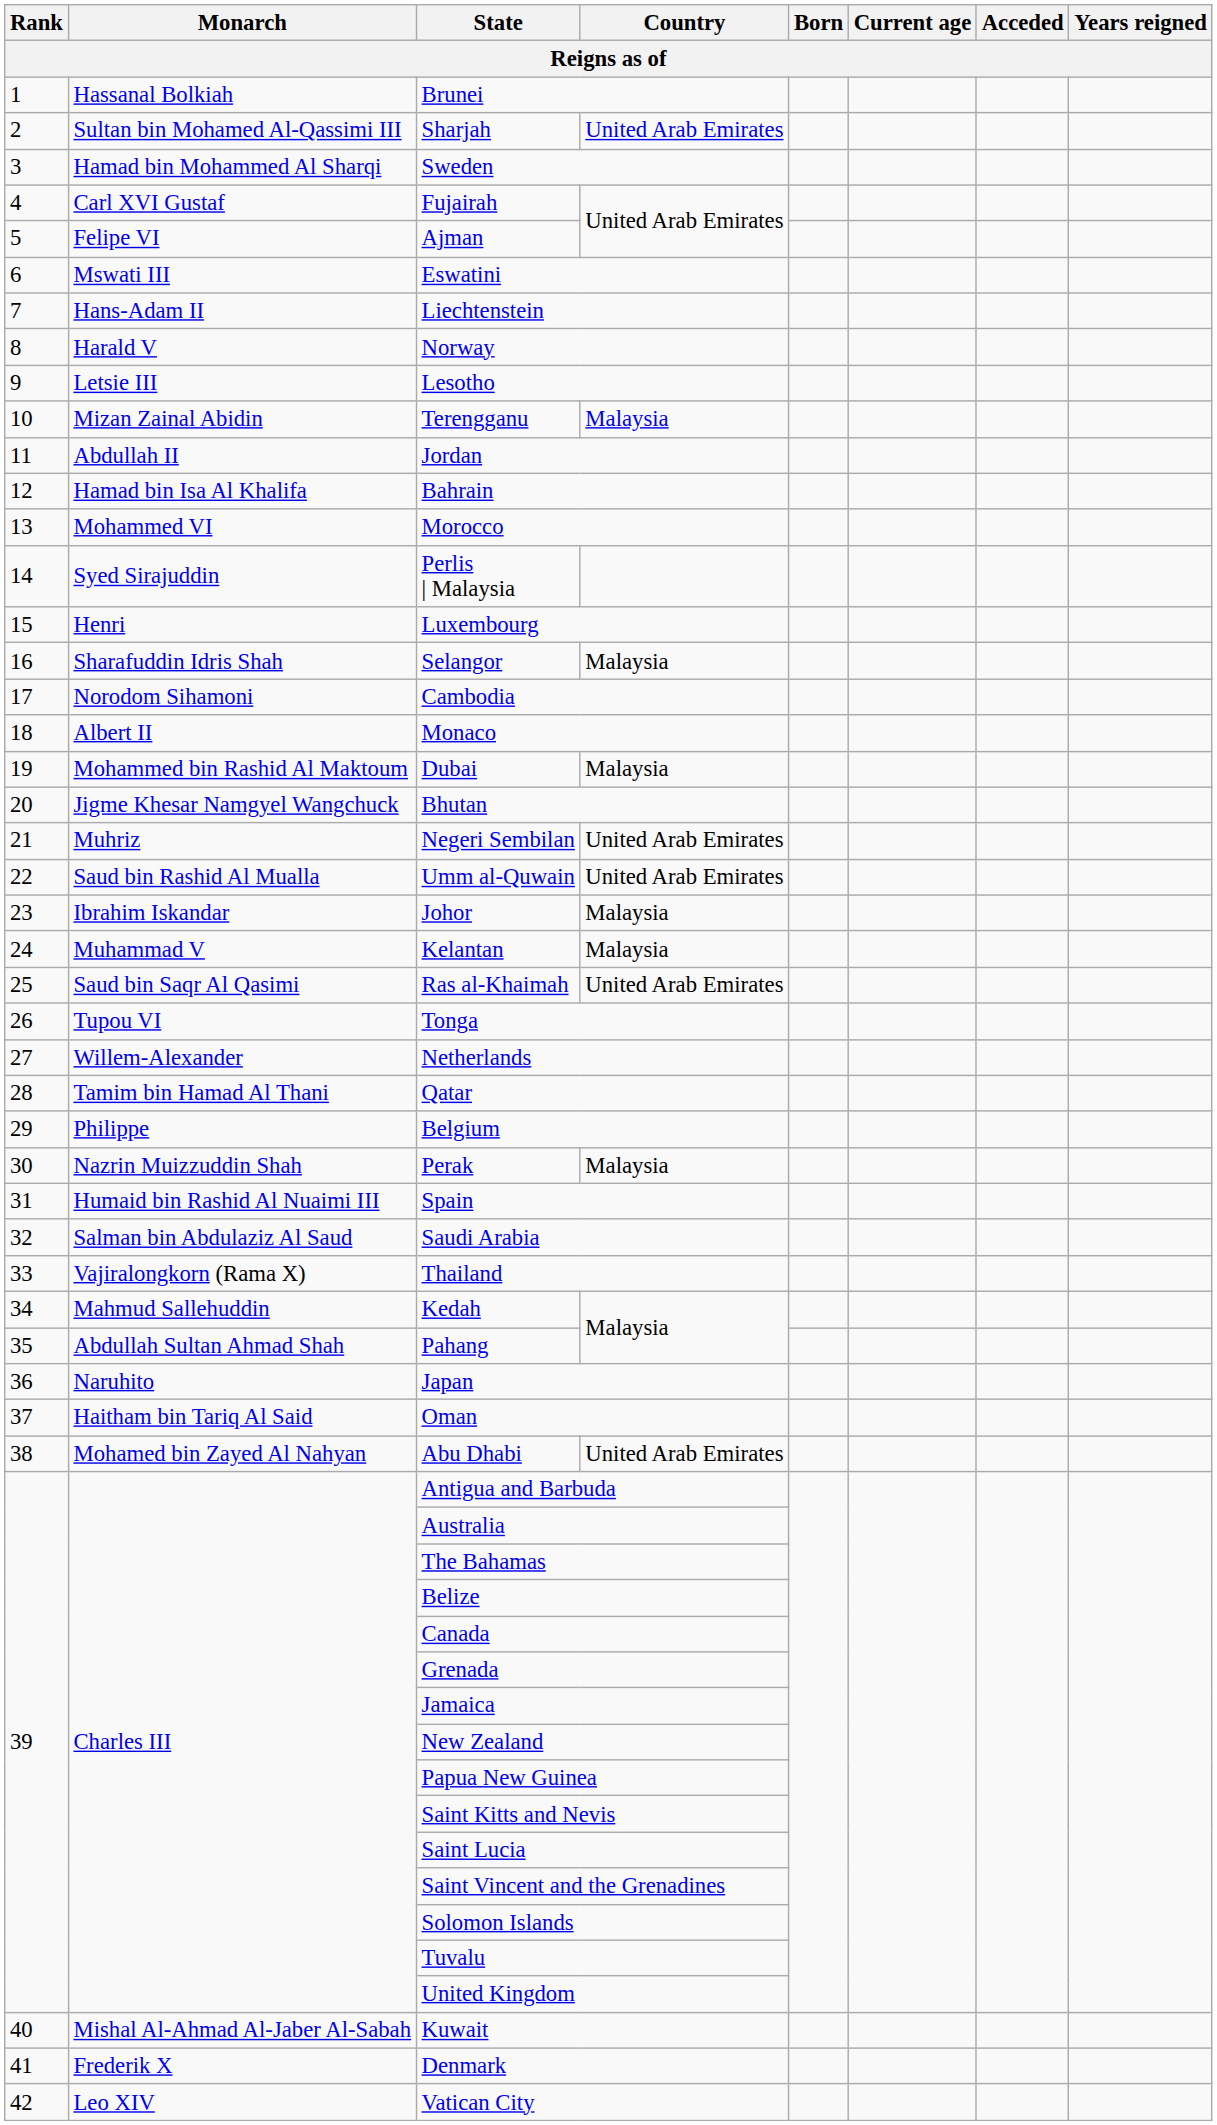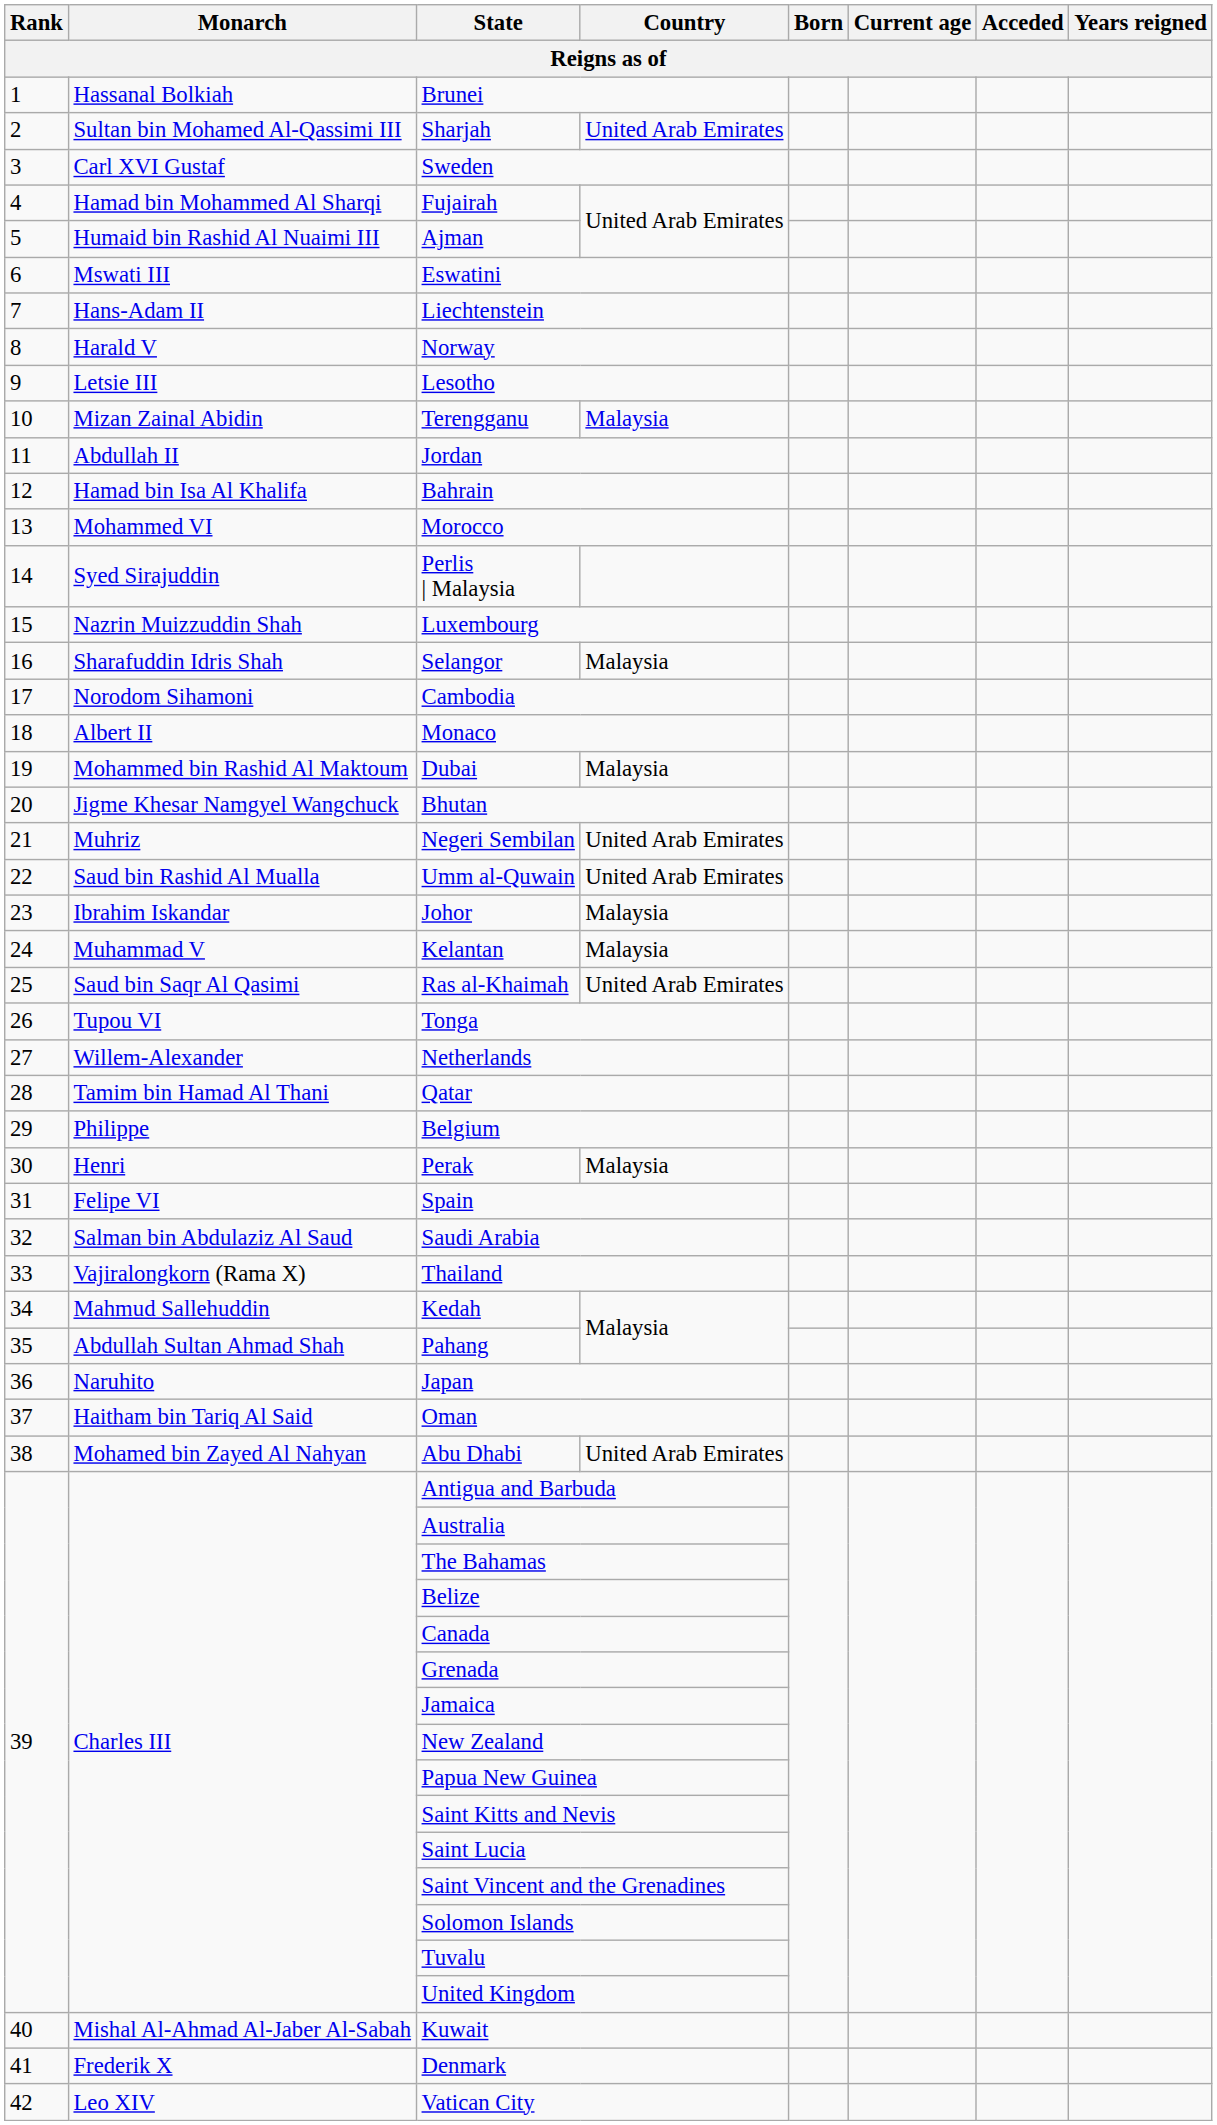(227, 166) Hamad bin Mohammed Al Sharqi -> (149, 166) Carl XVI Gustaf
(149, 202) Carl XVI Gustaf -> (227, 202) Hamad bin Mohammed Al Sharqi
(116, 238) Felipe VI -> (226, 238) Humaid bin Rashid Al Nuaimi III
(99, 624) Henri -> (188, 624) Nazrin Muizzuddin Shah
(188, 1165) Nazrin Muizzuddin Shah -> (99, 1165) Henri
(226, 1201) Humaid bin Rashid Al Nuaimi III -> (116, 1201) Felipe VI
